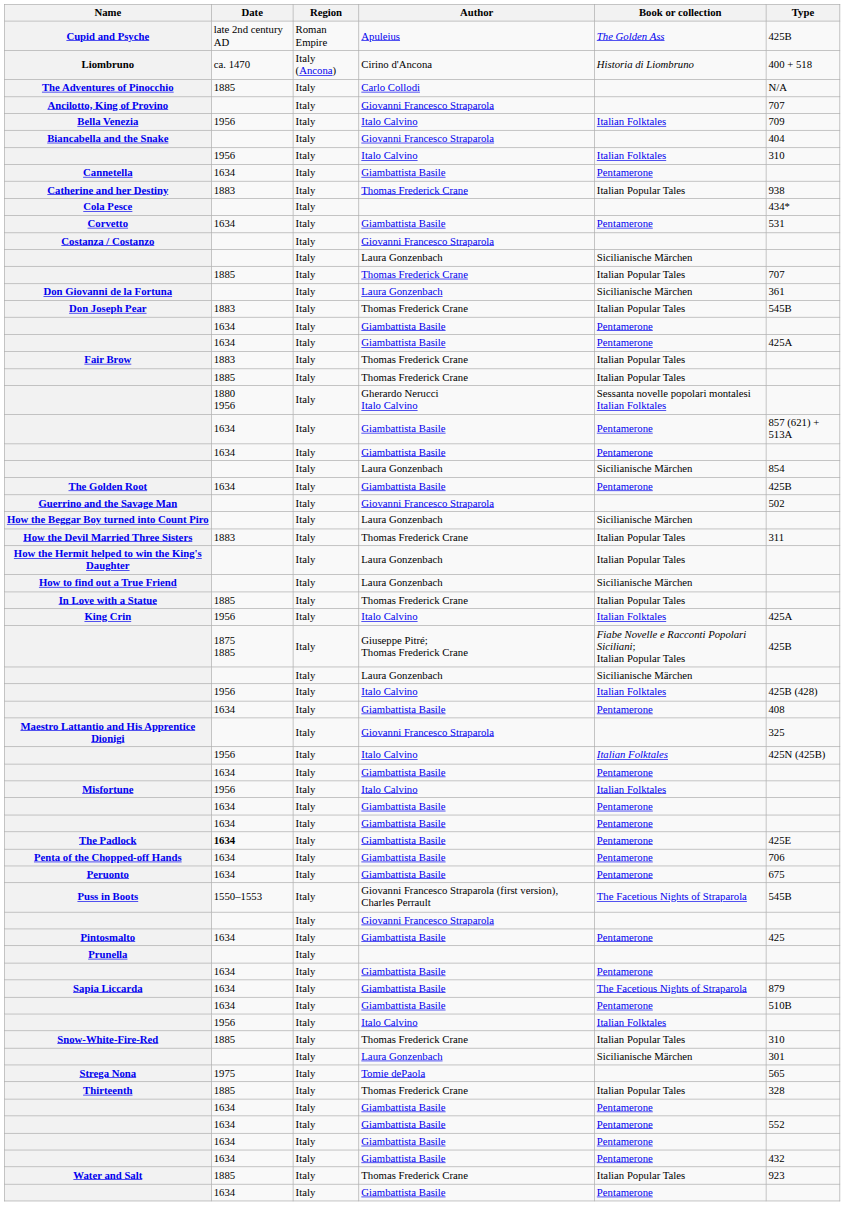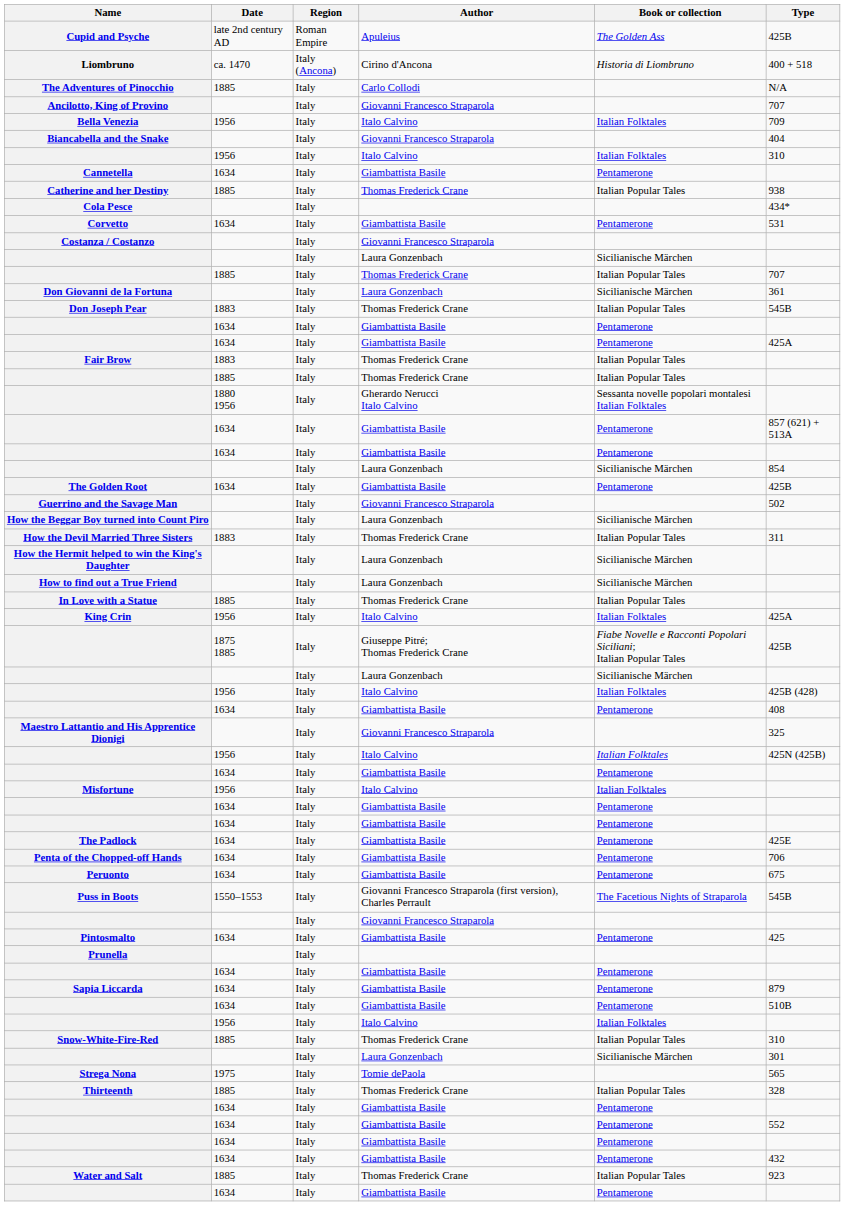(224, 190) 1883 -> (224, 190) 1885
(641, 560) Italian Popular Tales -> (645, 560) Sicilianische Märchen
(224, 840) bold -> (224, 840) normal
(672, 988) The Facetious Nights of Straparola -> (625, 988) Pentamerone
